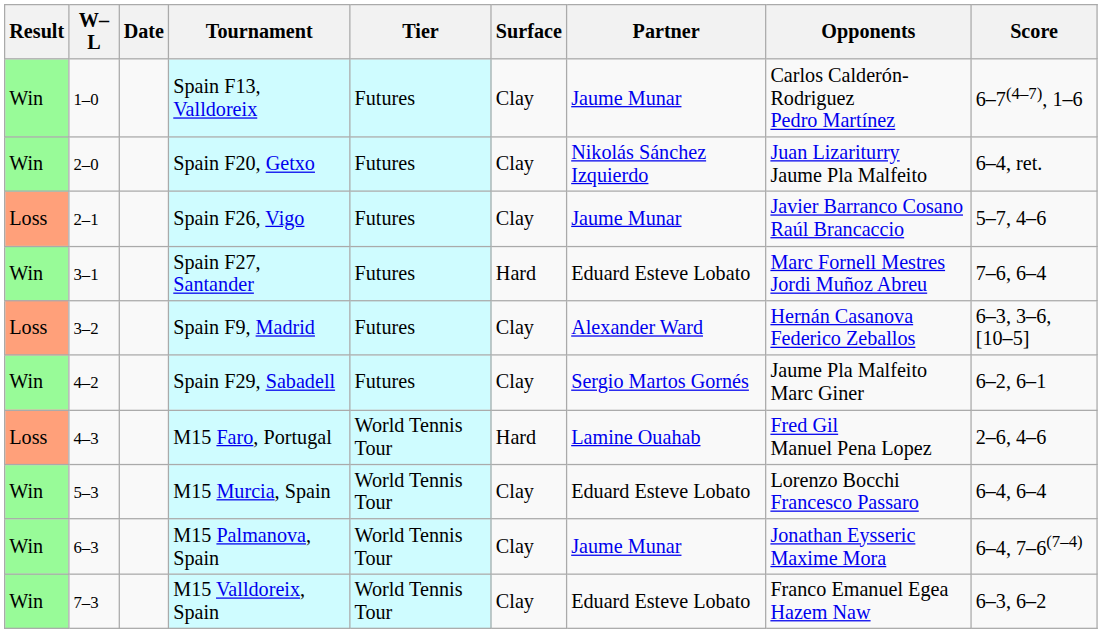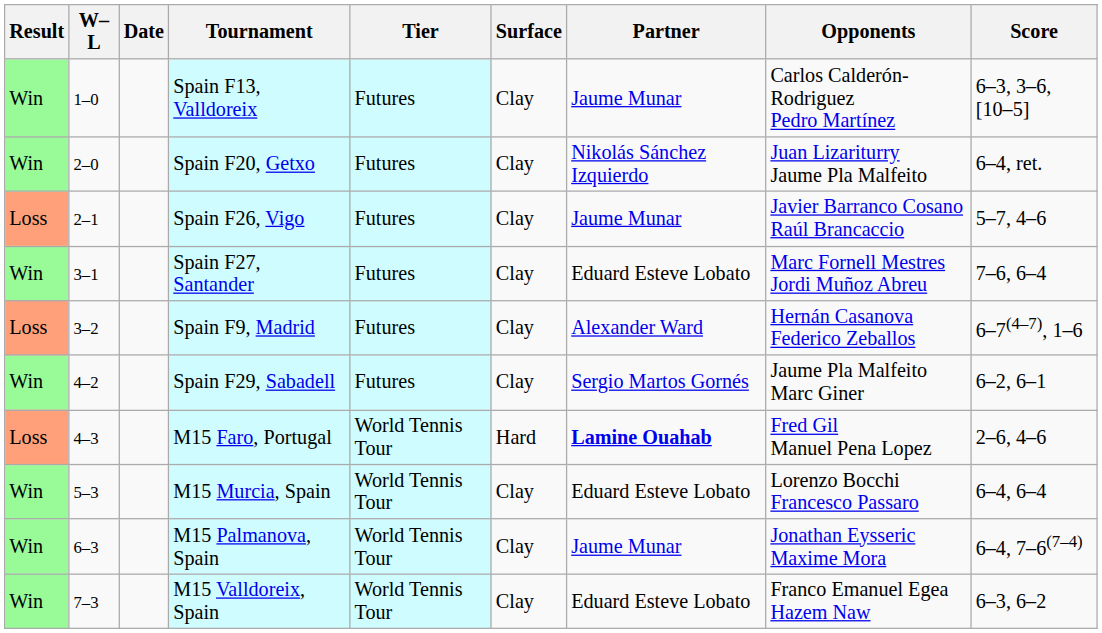(1029, 97) 6–7(4–7), 1–6 -> (1013, 97) 6–3, 3–6, [10–5]
(516, 273) Hard -> (515, 273) Clay
(1013, 327) 6–3, 3–6, [10–5] -> (1029, 327) 6–7(4–7), 1–6
(636, 437) normal -> (642, 437) bold
